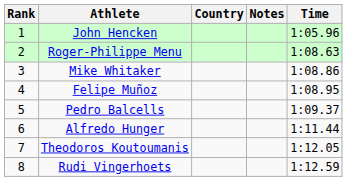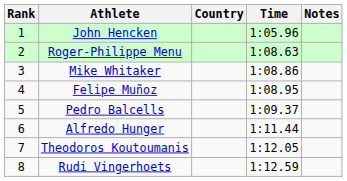columns swapped: (315, 14) <-> (267, 14)
